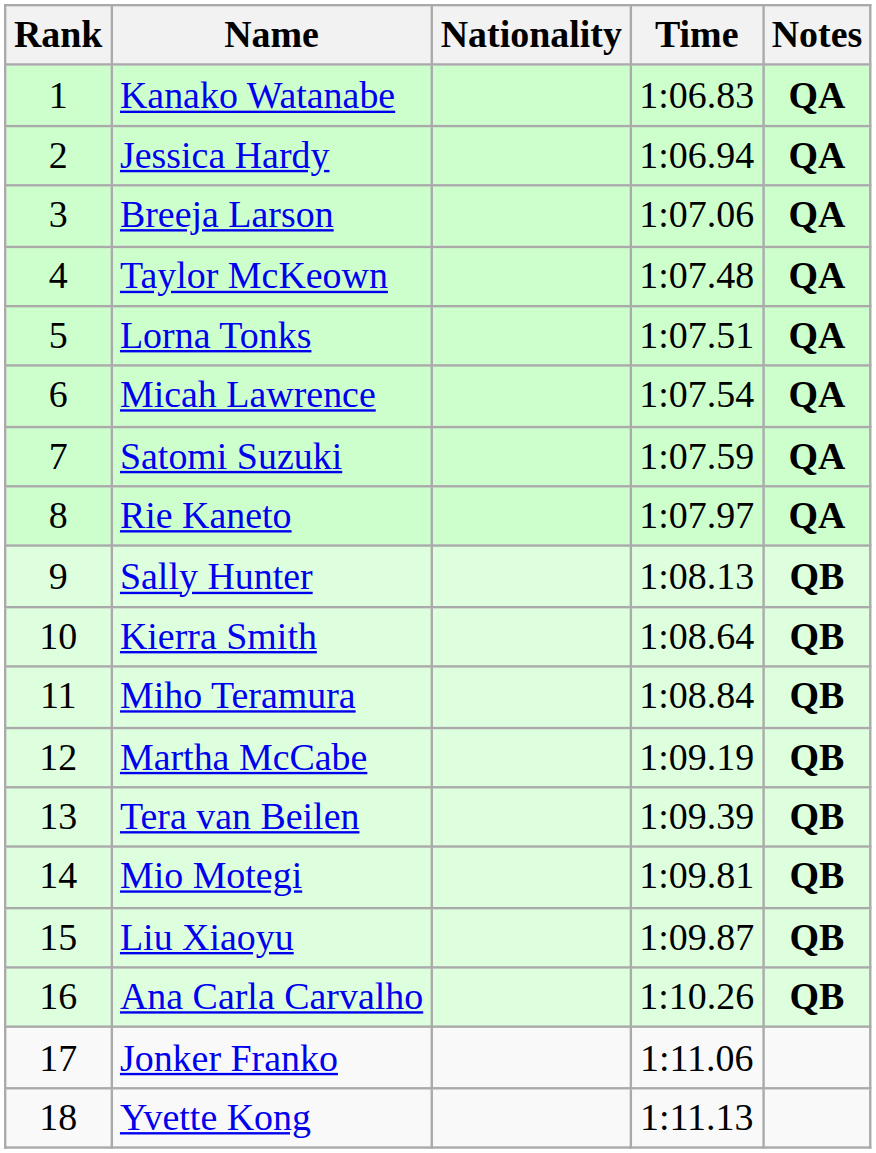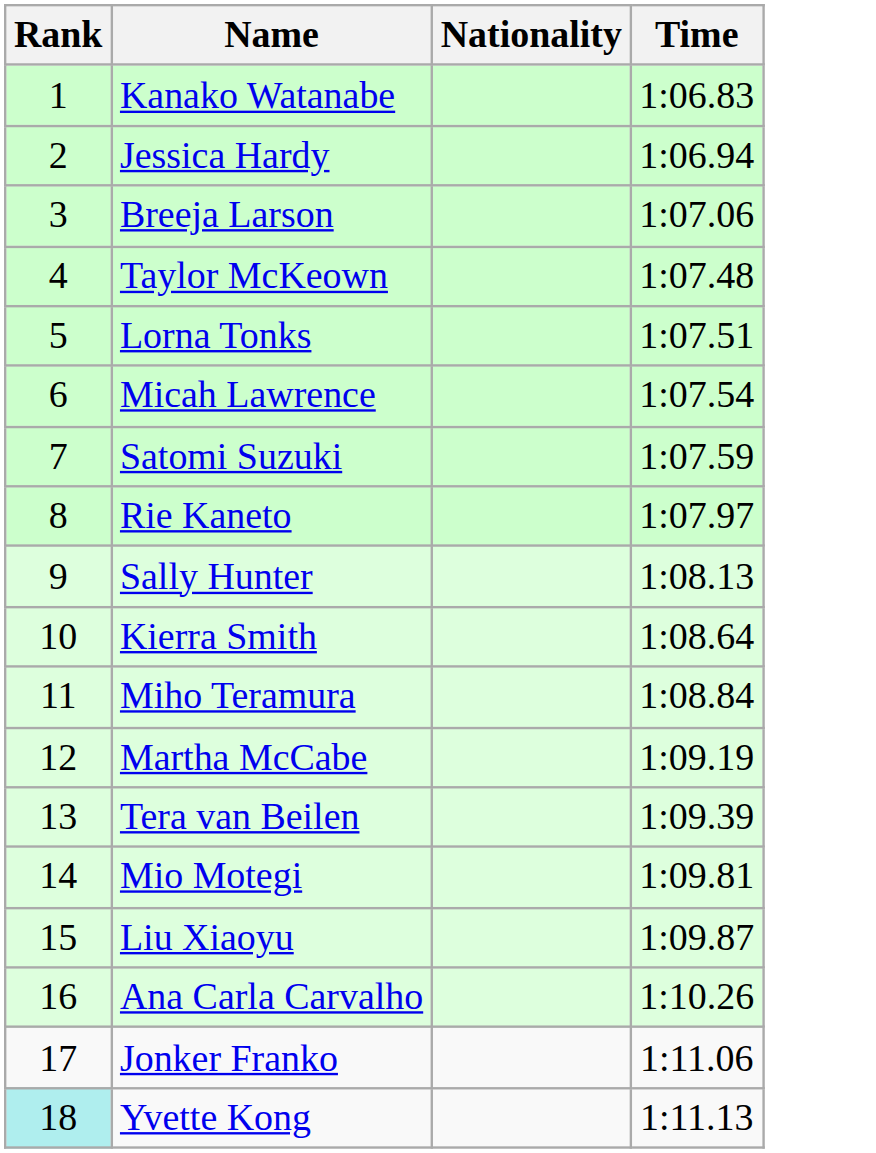- column: (817, 34)
(58, 1117) no background -> (58, 1117) paleturquoise background
